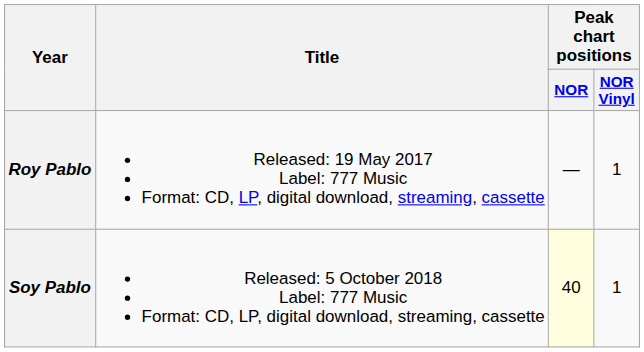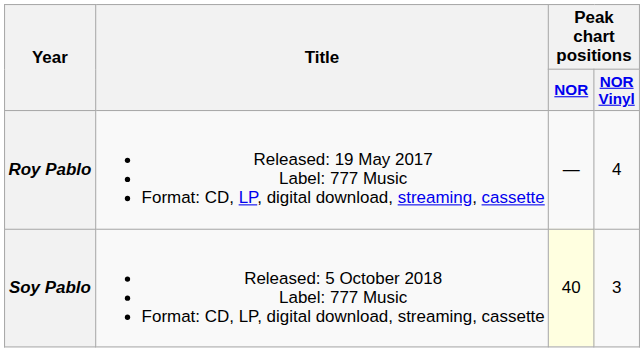(617, 169) 1 -> (617, 169) 4
(617, 287) 1 -> (617, 287) 3
